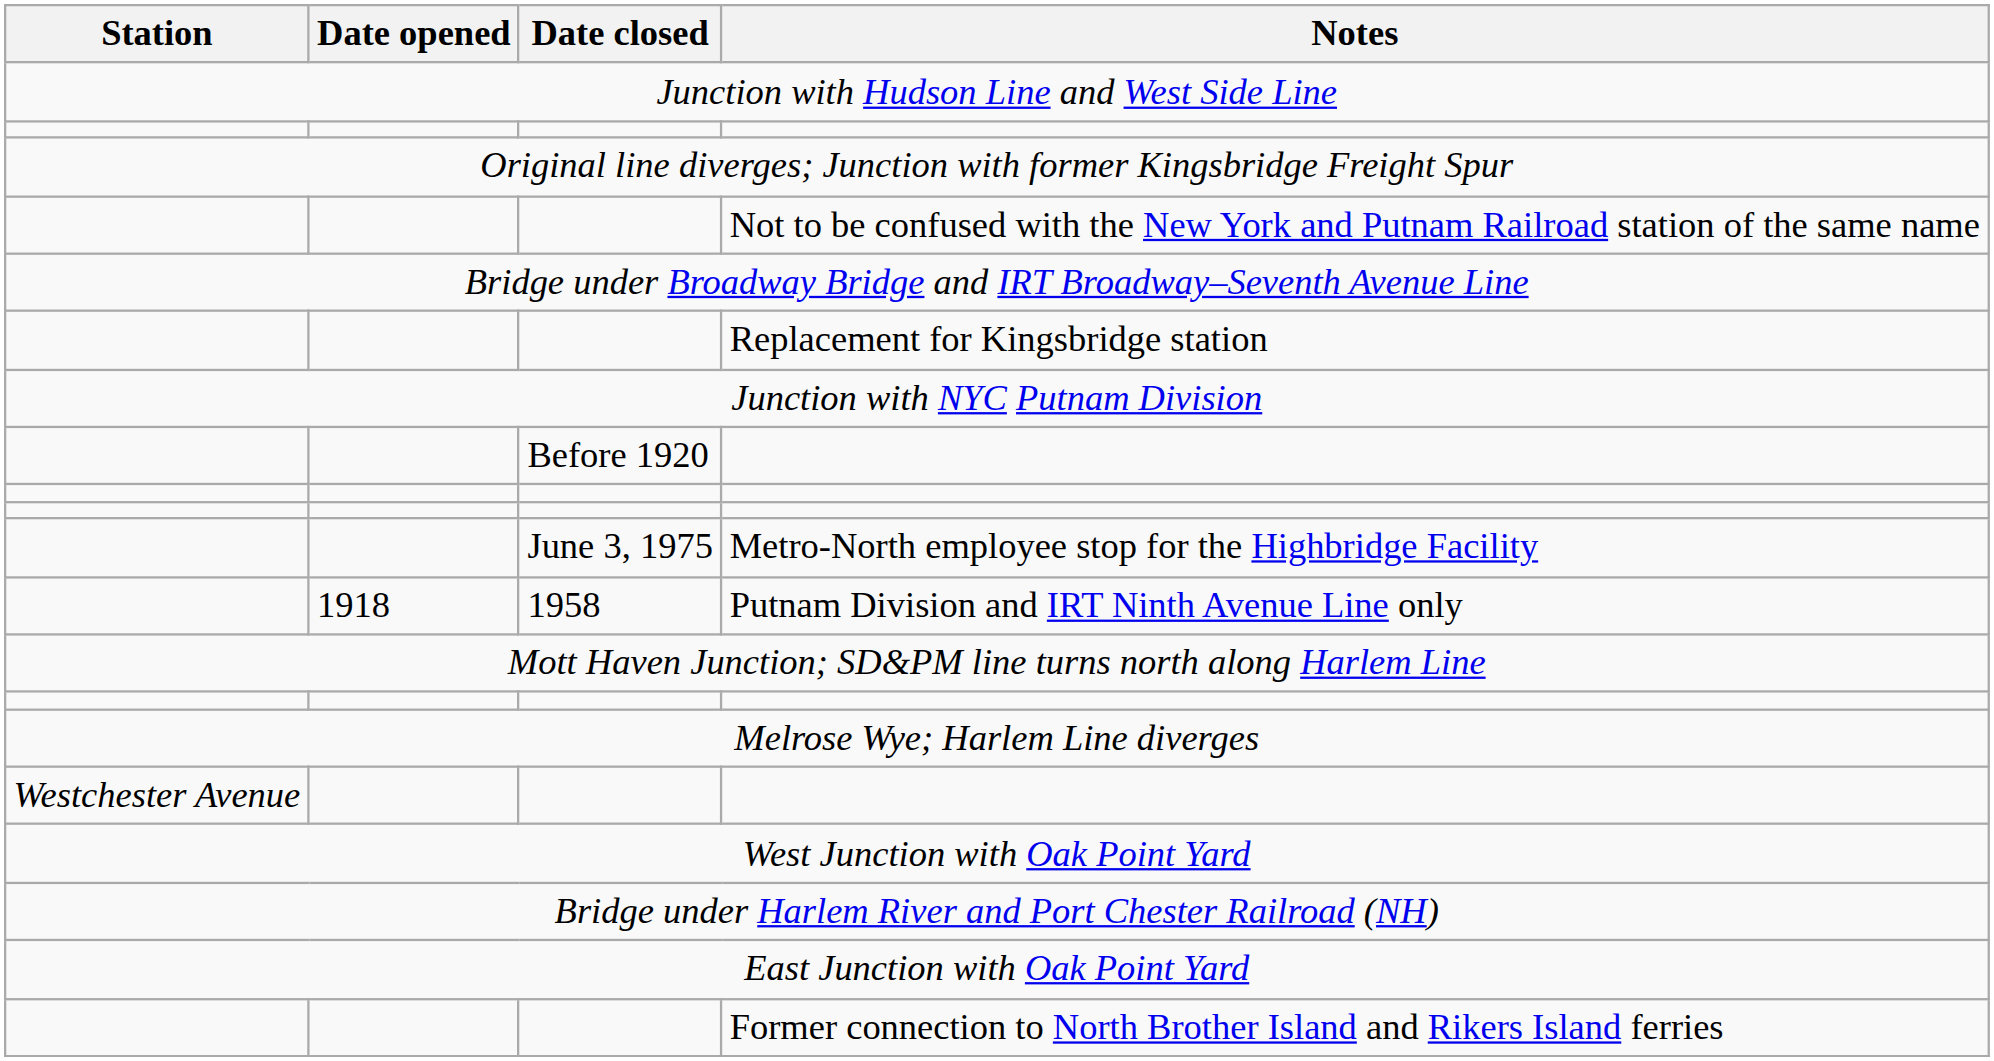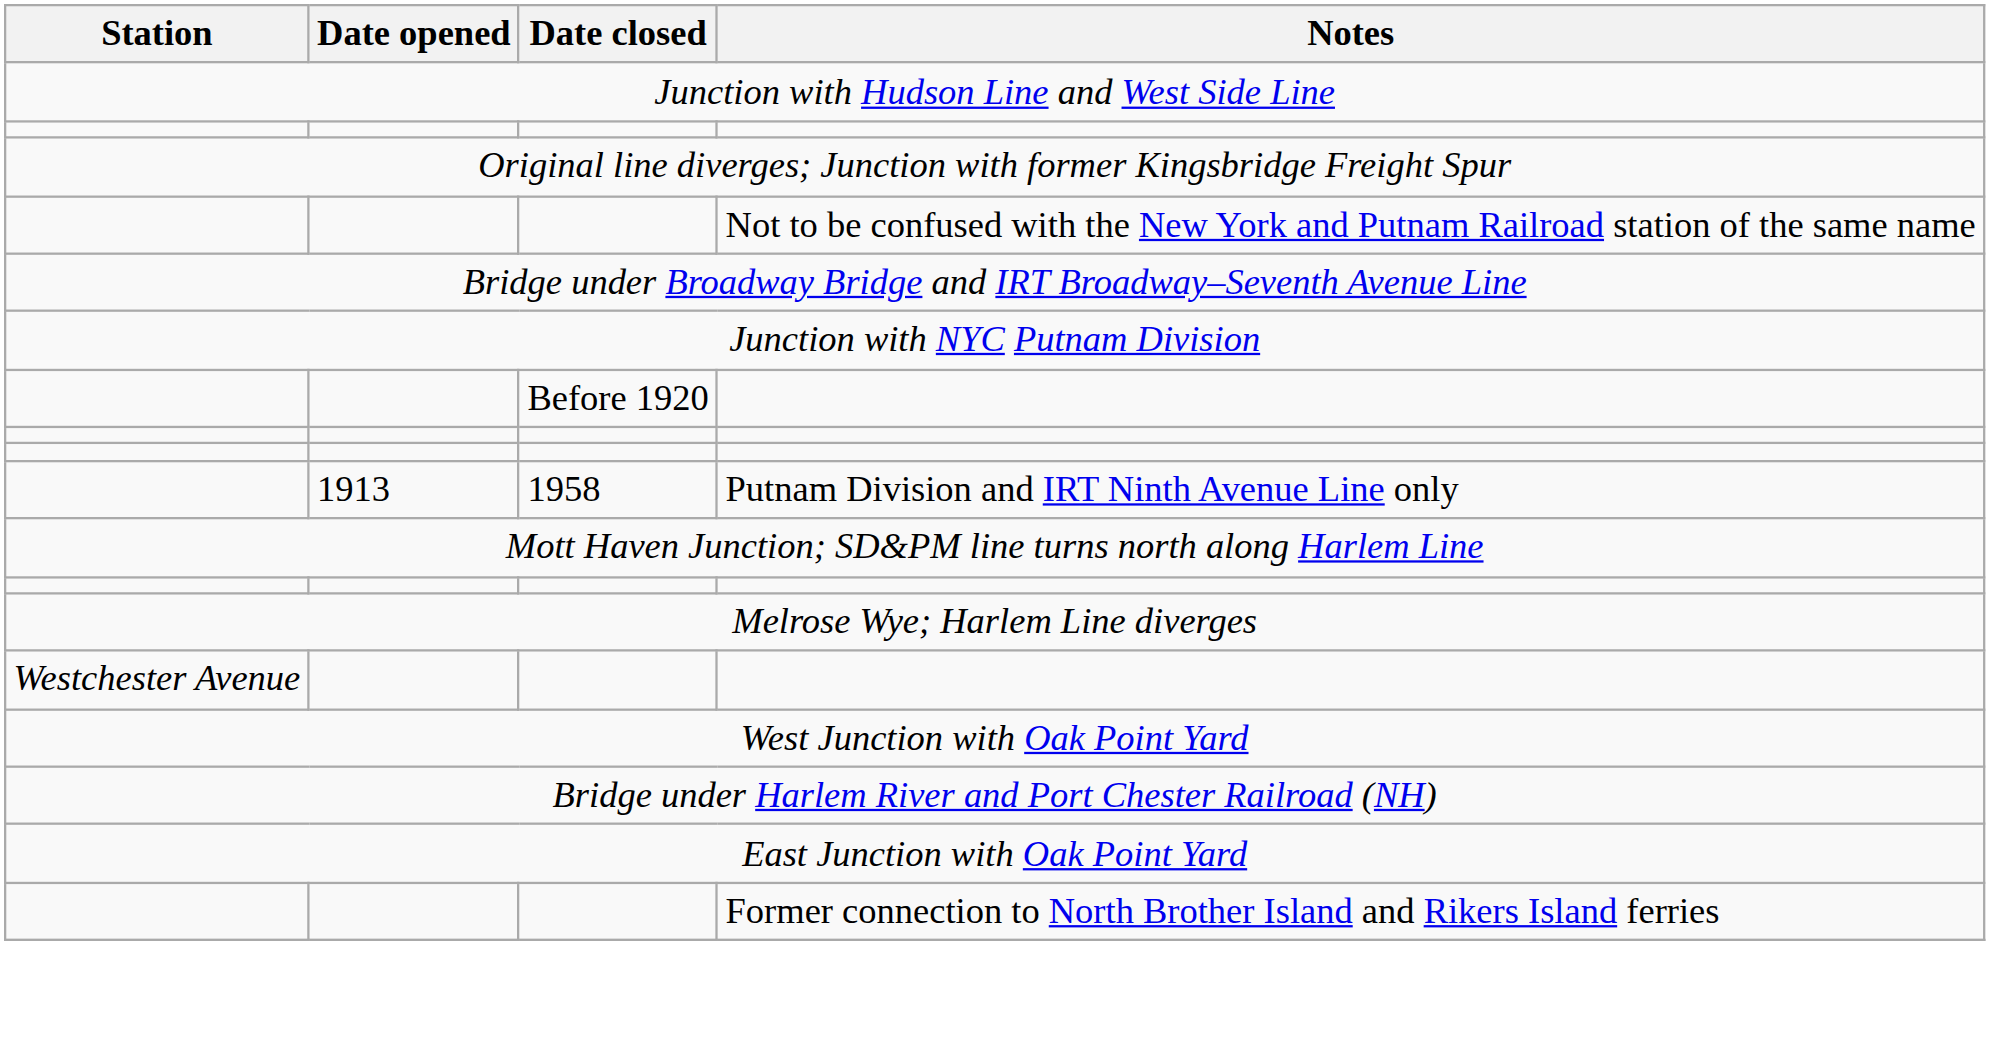- row: (620, 340)
- row: (620, 546)
(354, 604) 1918 -> (354, 488) 1913
